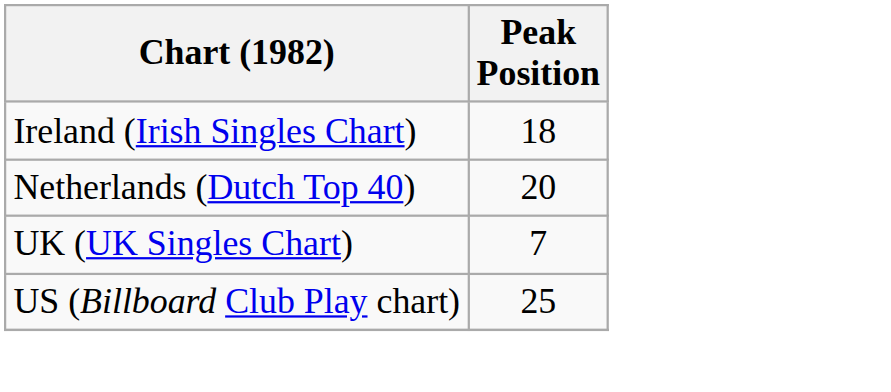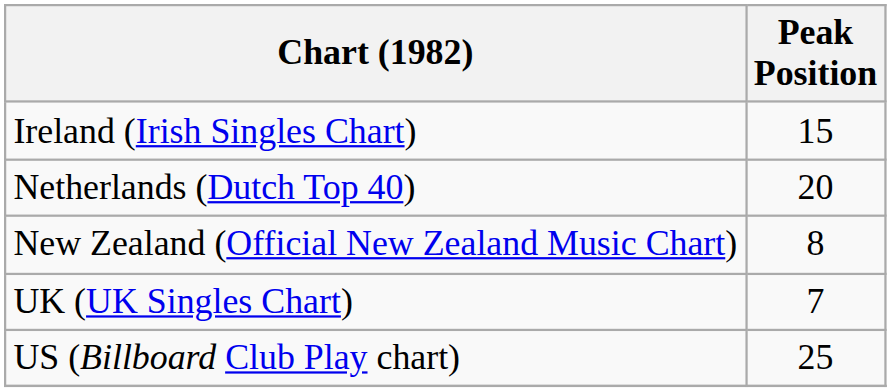(538, 130) 18 -> (815, 130) 15
+ row: (375, 243)
